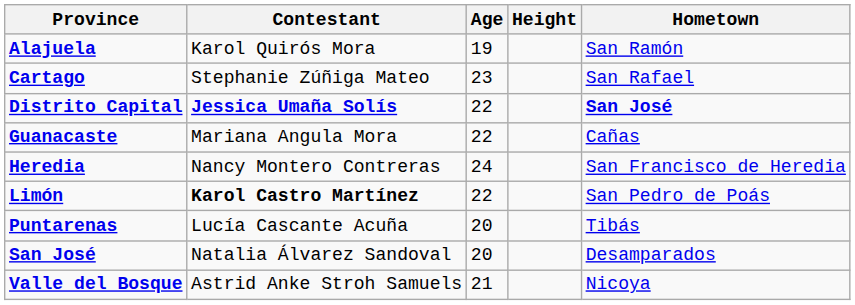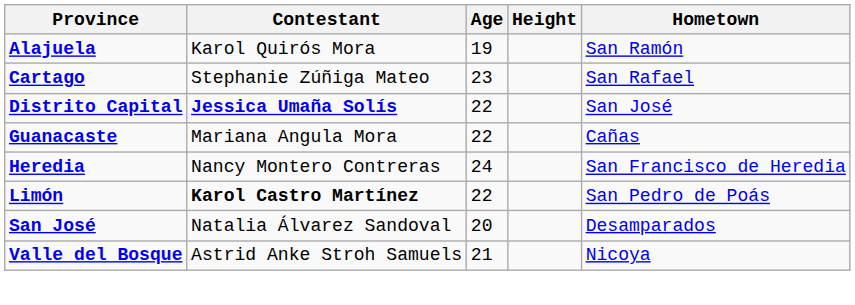(629, 108) bold -> (629, 108) normal
- row: (63, 226)
